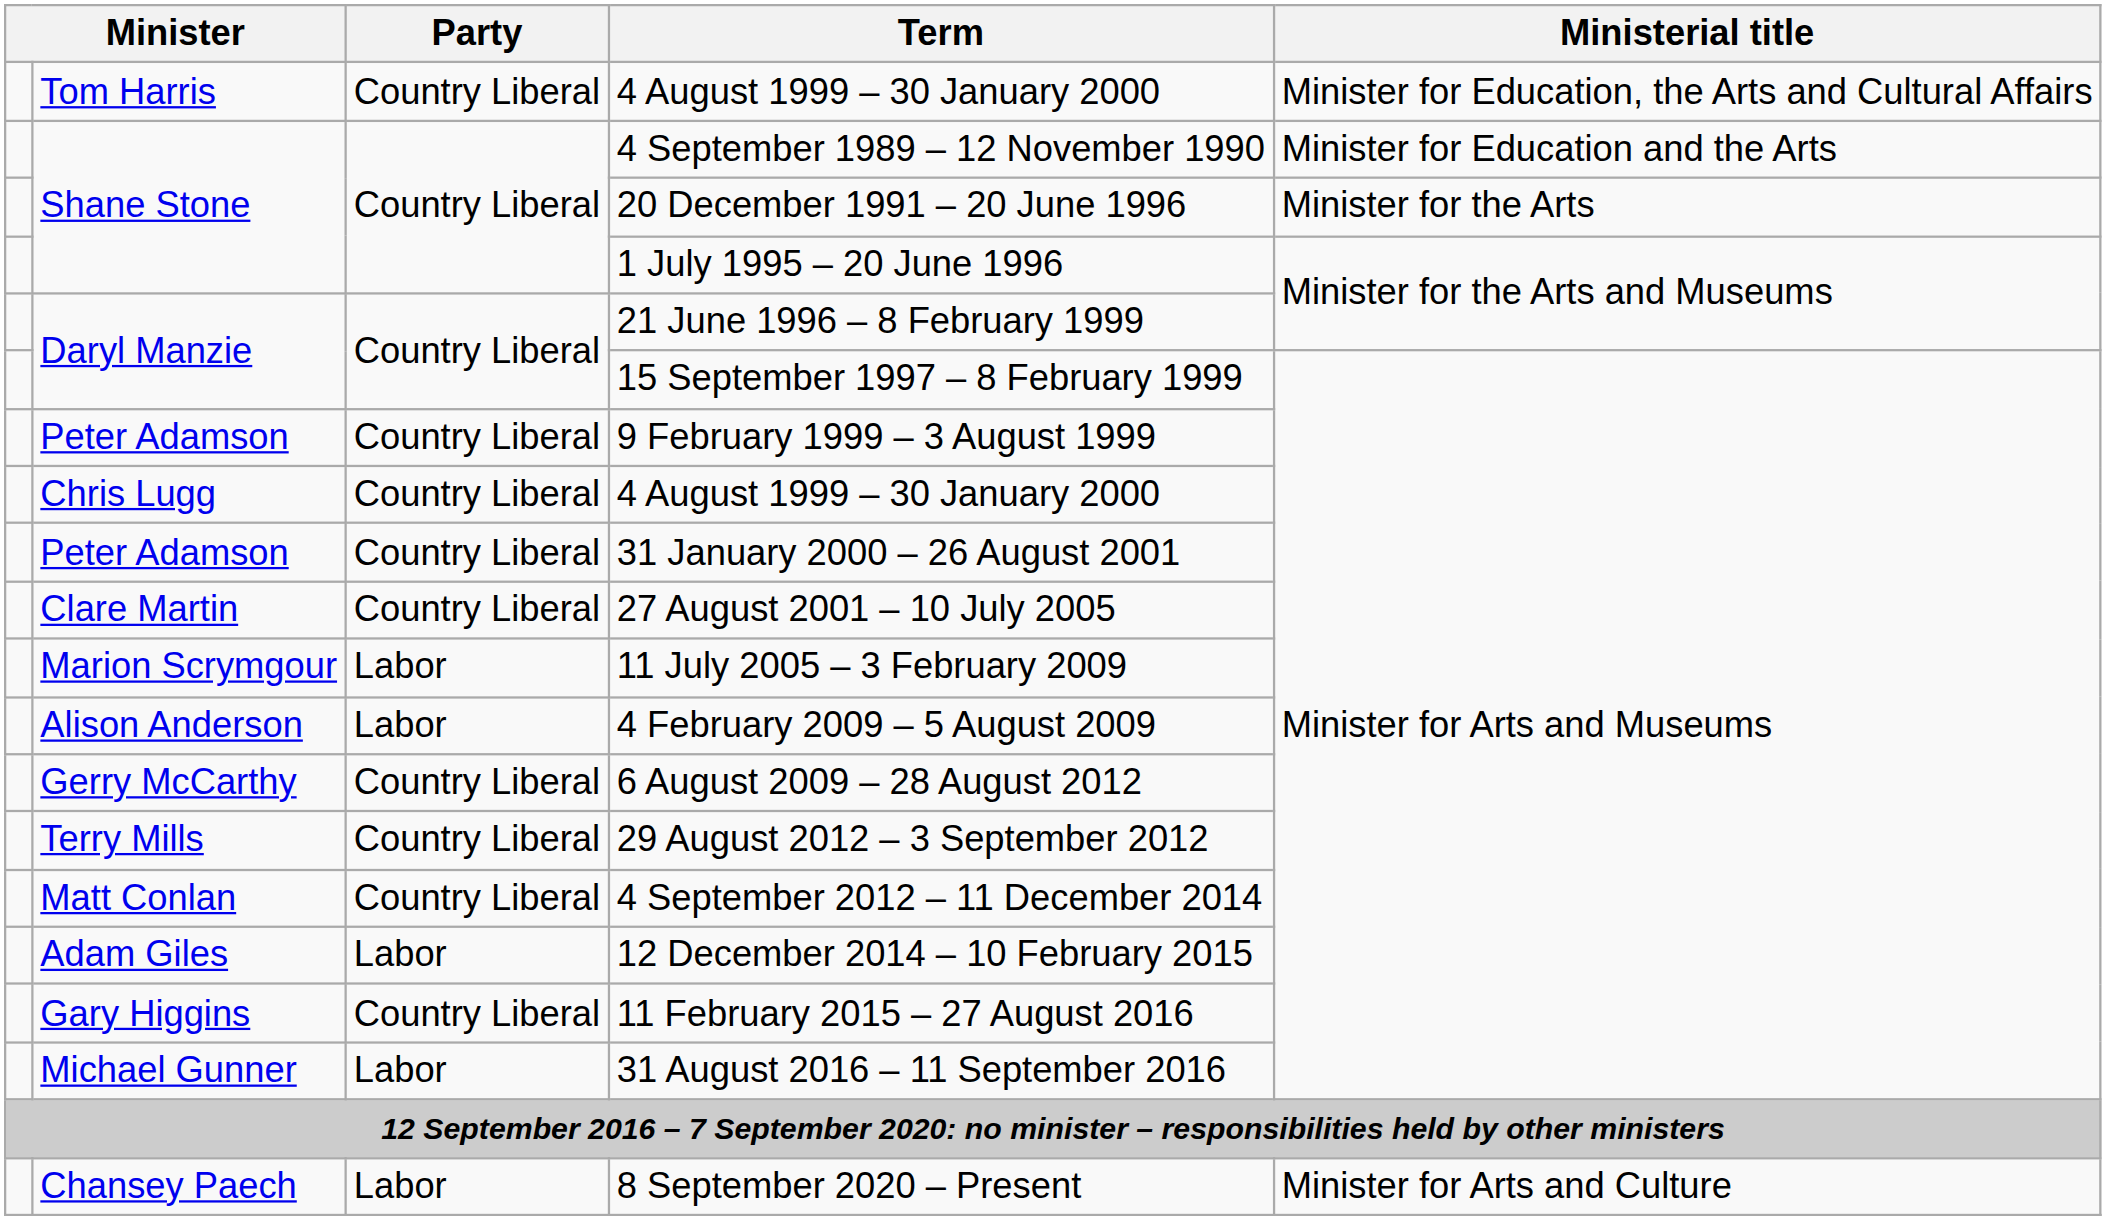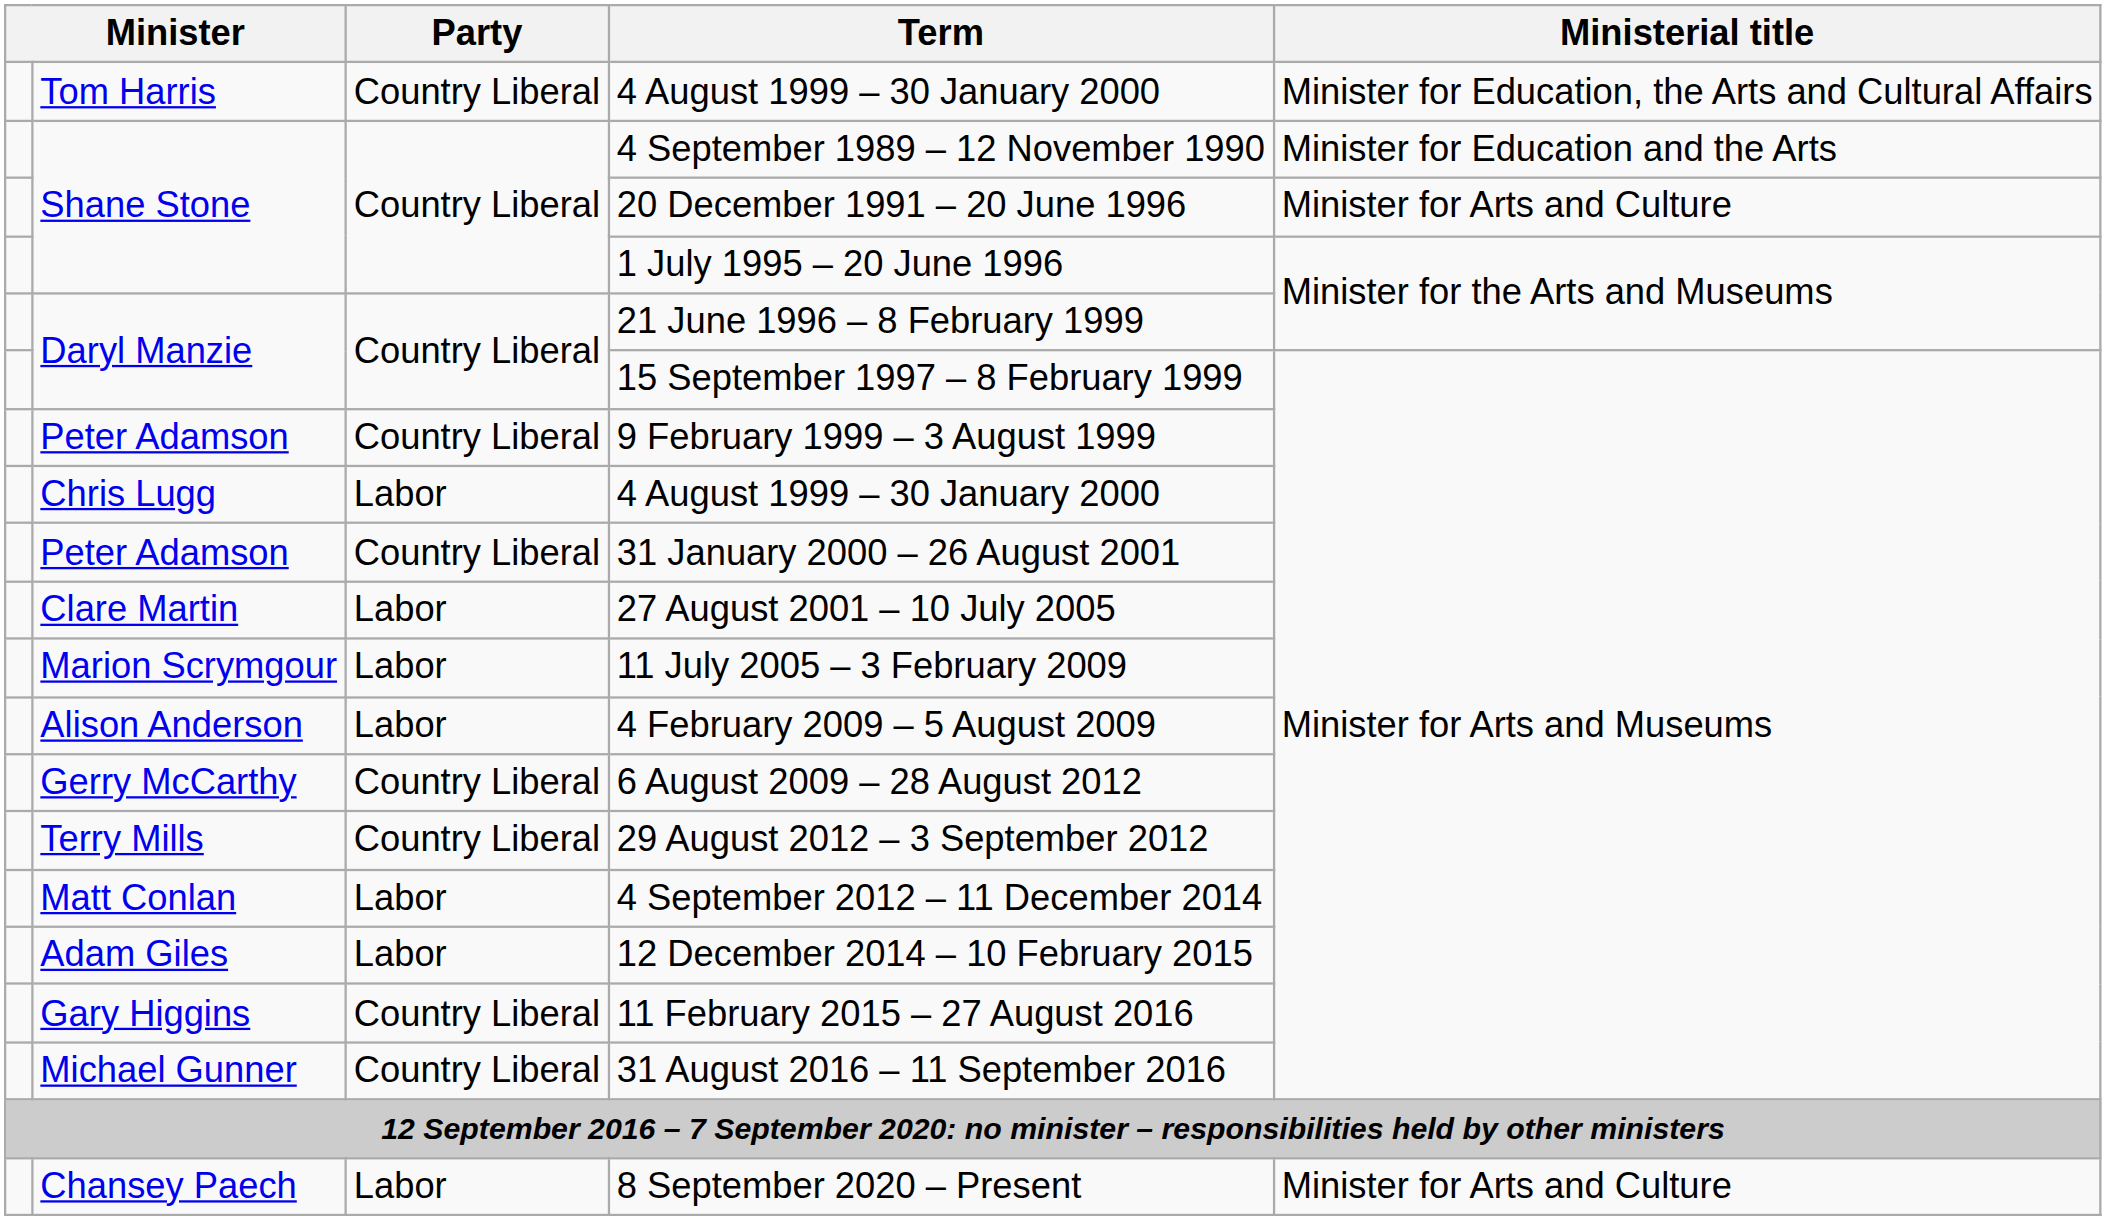(1438, 206) Minister for the Arts -> (1507, 206) Minister for Arts and Culture
(477, 494) Country Liberal -> (400, 494) Labor
(477, 609) Country Liberal -> (400, 609) Labor
(477, 897) Country Liberal -> (400, 897) Labor
(400, 1070) Labor -> (477, 1070) Country Liberal
